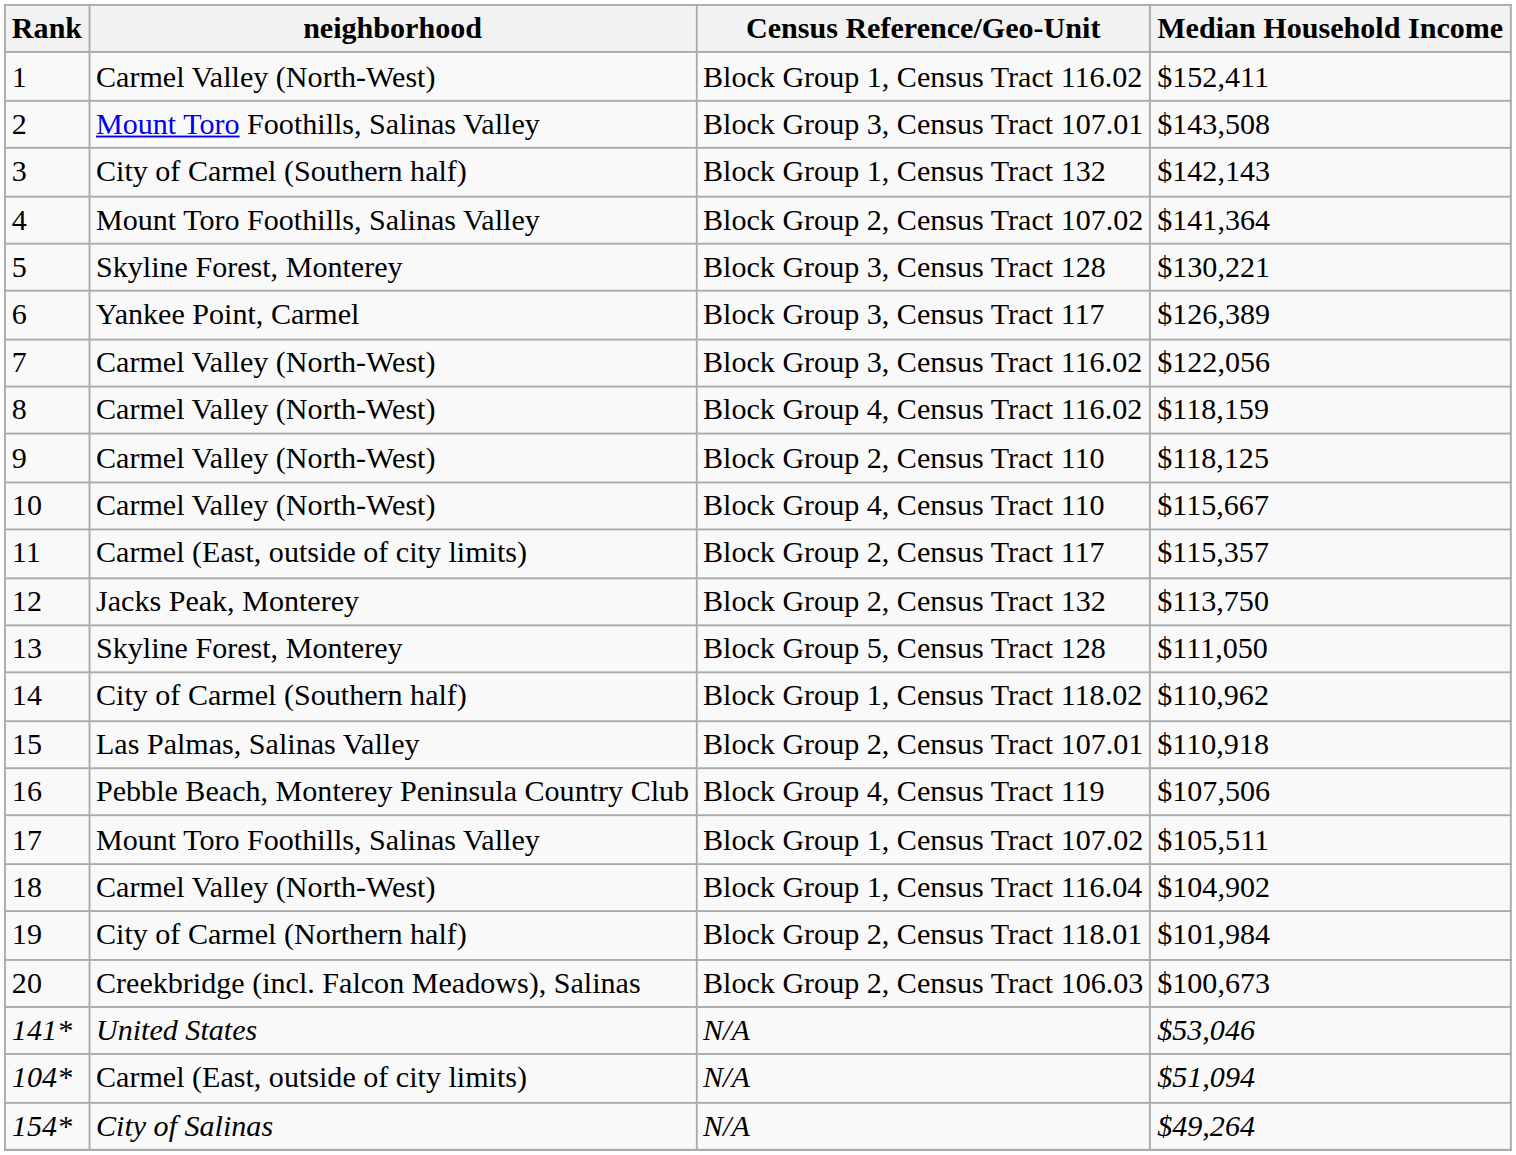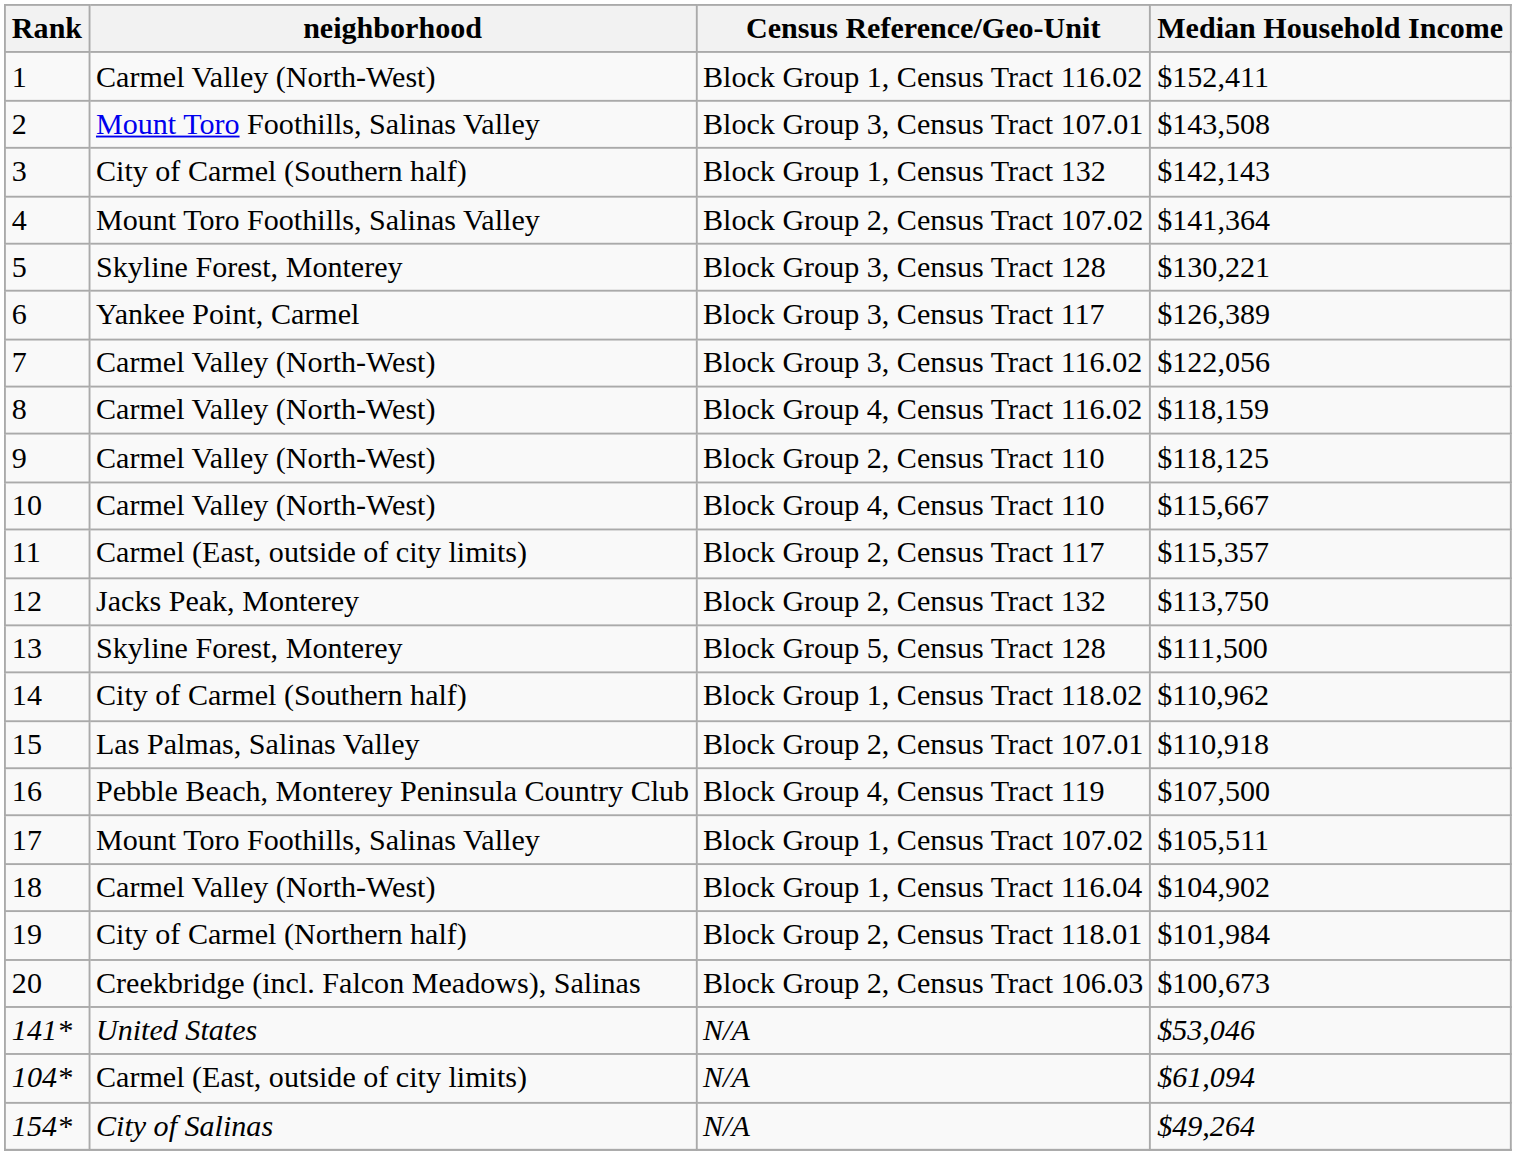(1213, 648) $111,050 -> (1213, 648) $111,500
(1214, 791) $107,506 -> (1214, 791) $107,500
(1206, 1077) $51,094 -> (1206, 1077) $61,094
